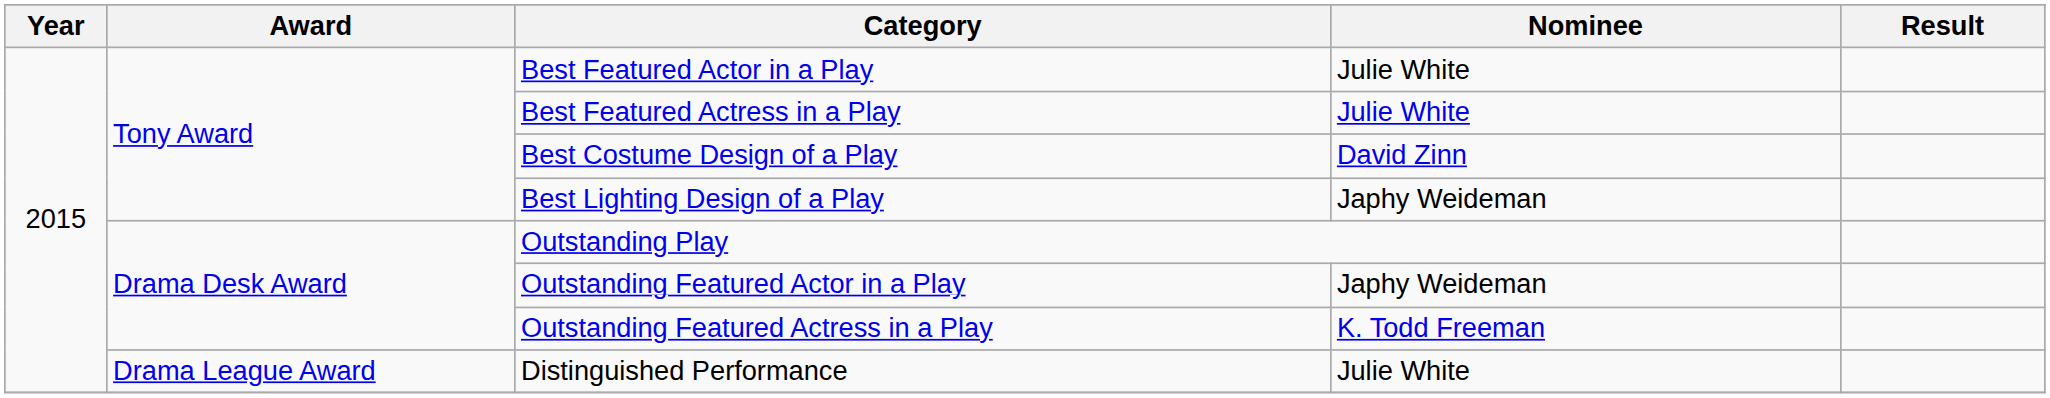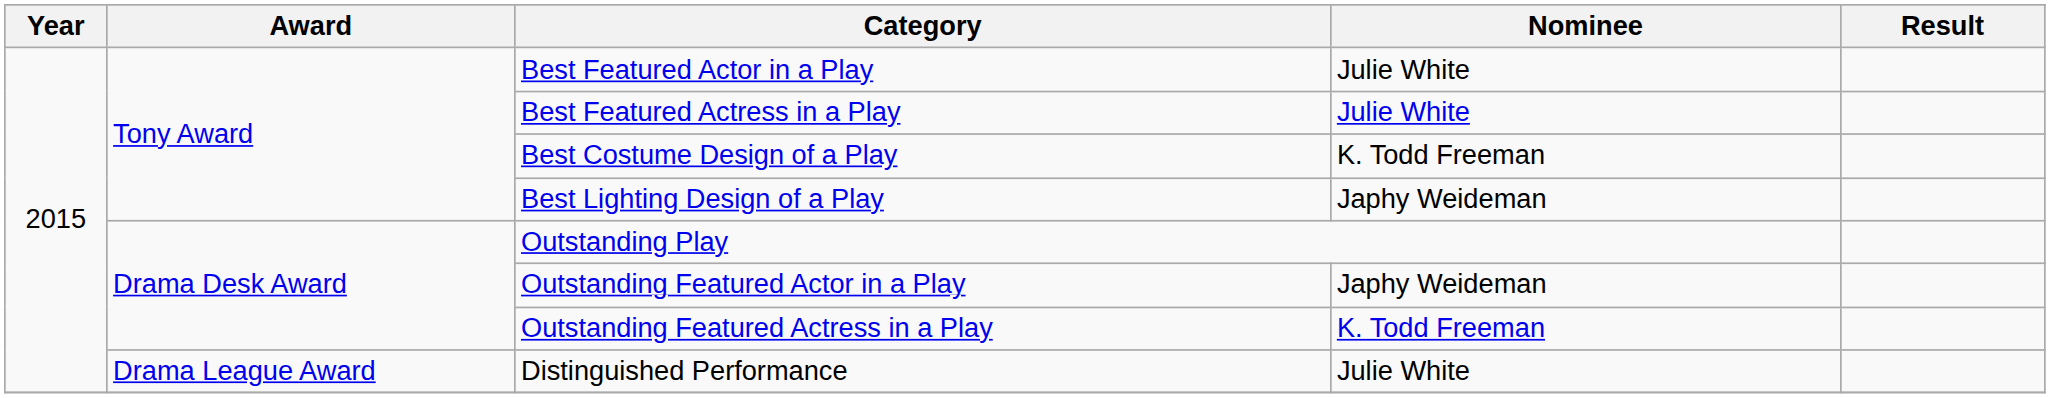(1402, 155) David Zinn -> (1441, 155) K. Todd Freeman
